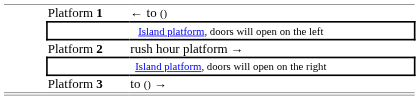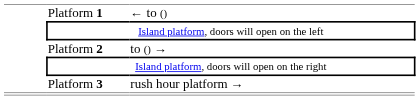(187, 48) rush hour platform → -> (149, 48) to () →
(149, 84) to () → -> (187, 84) rush hour platform →
